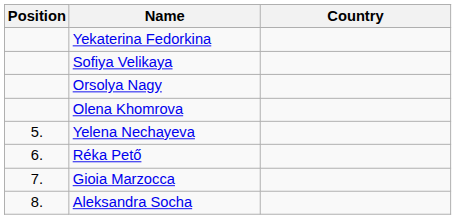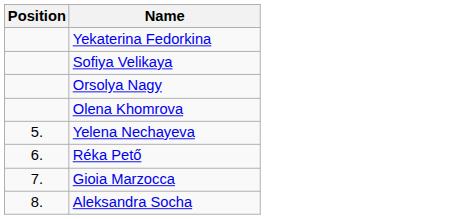- column: (355, 16)
